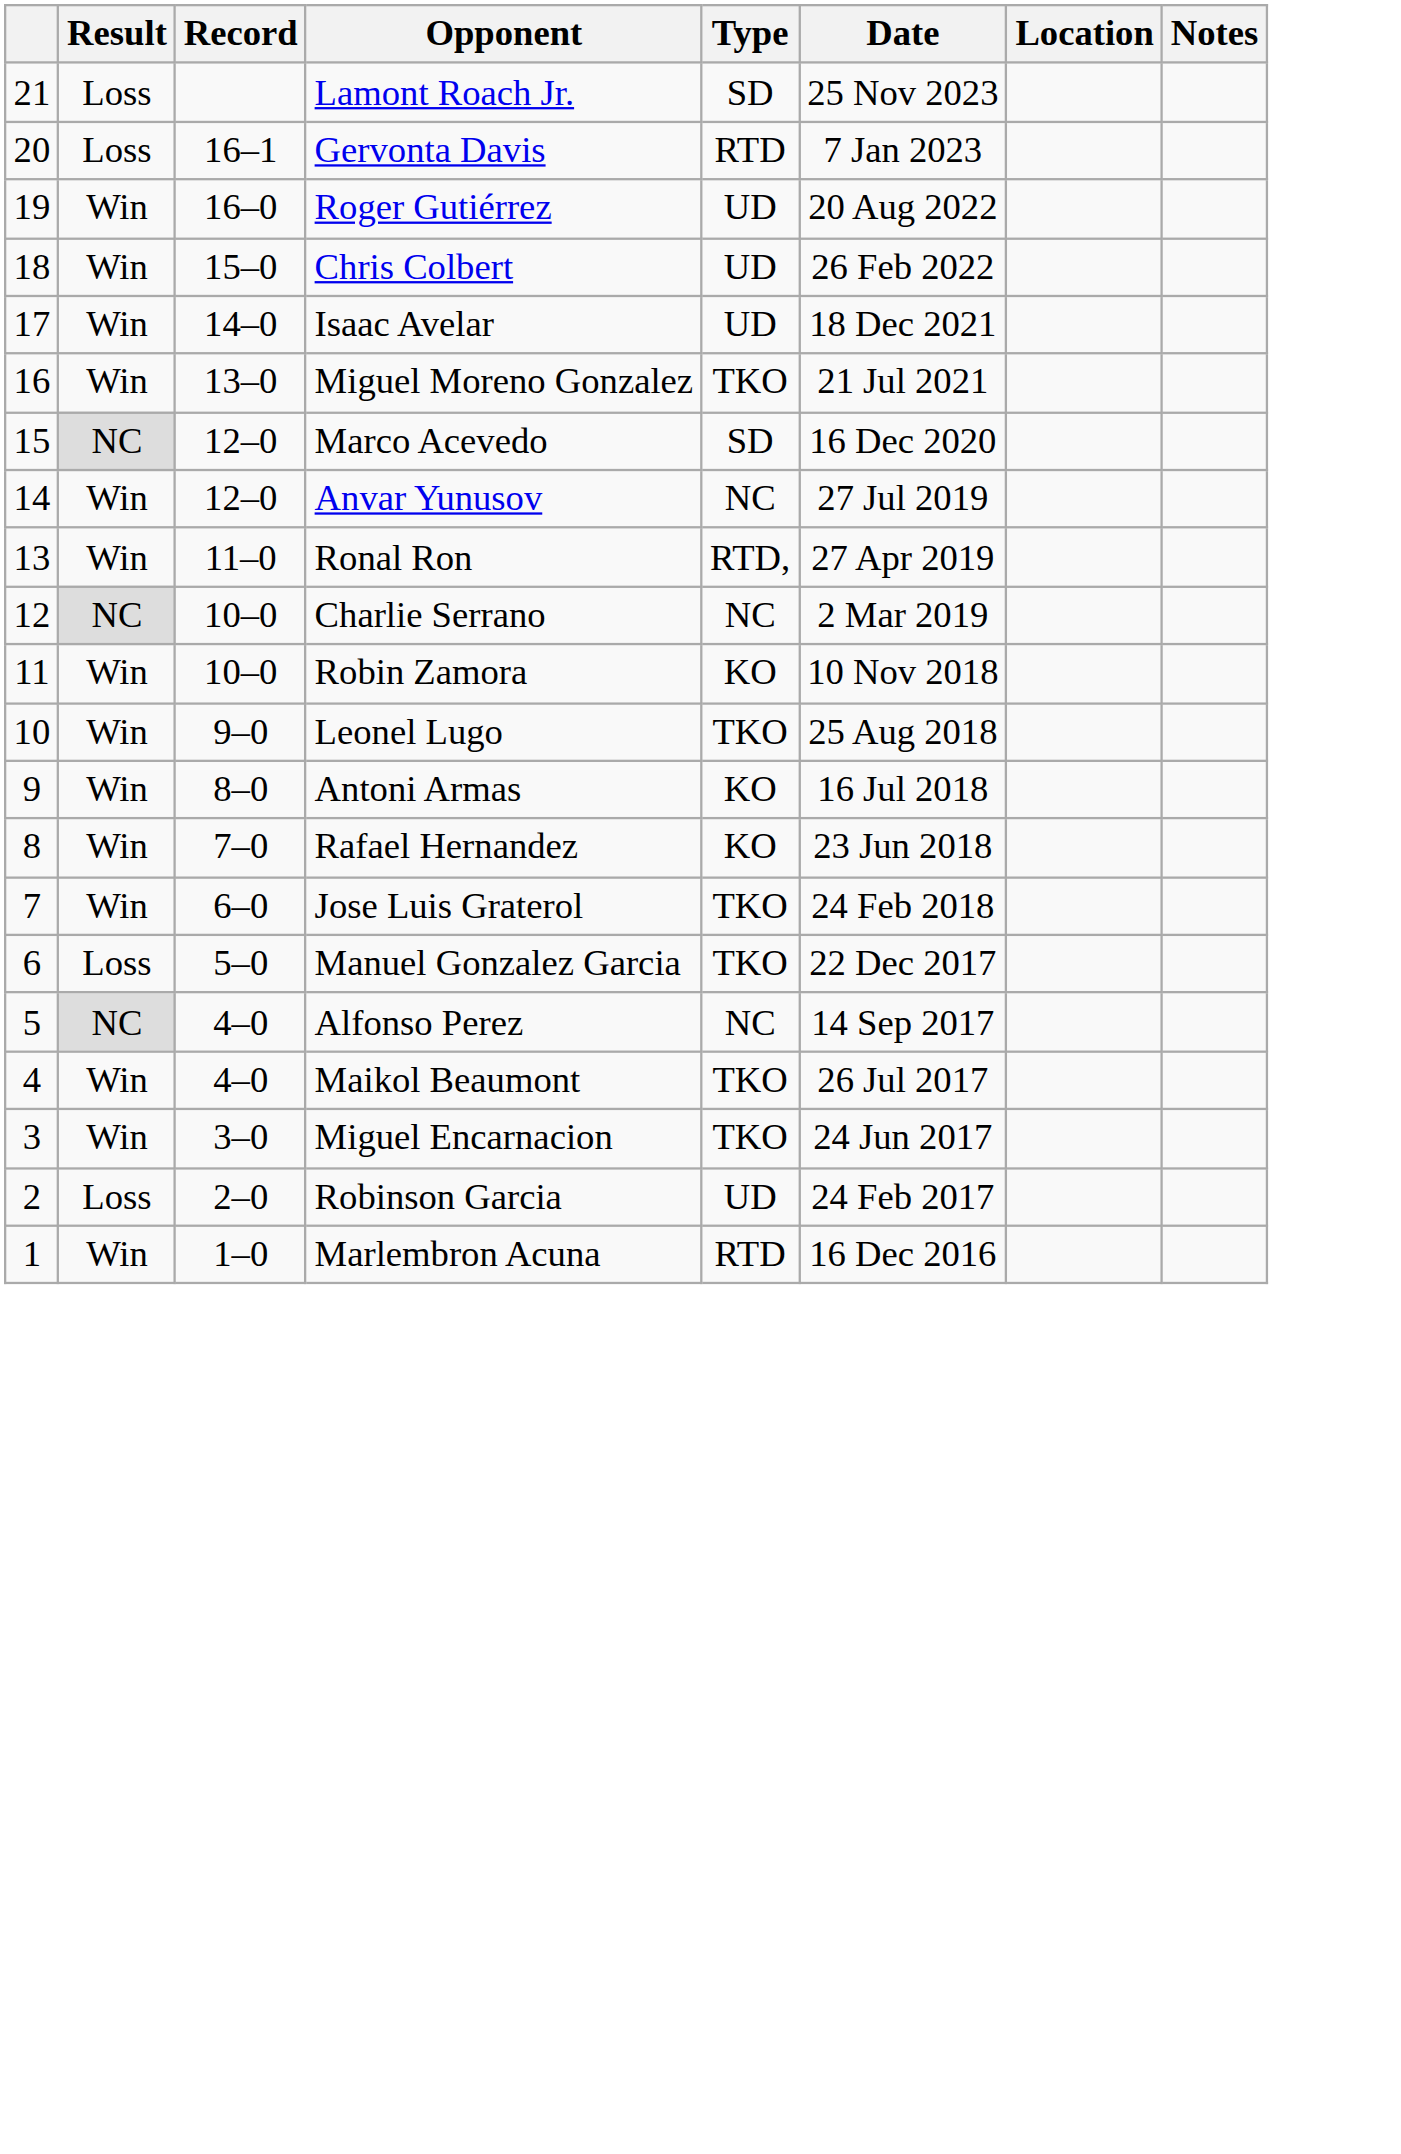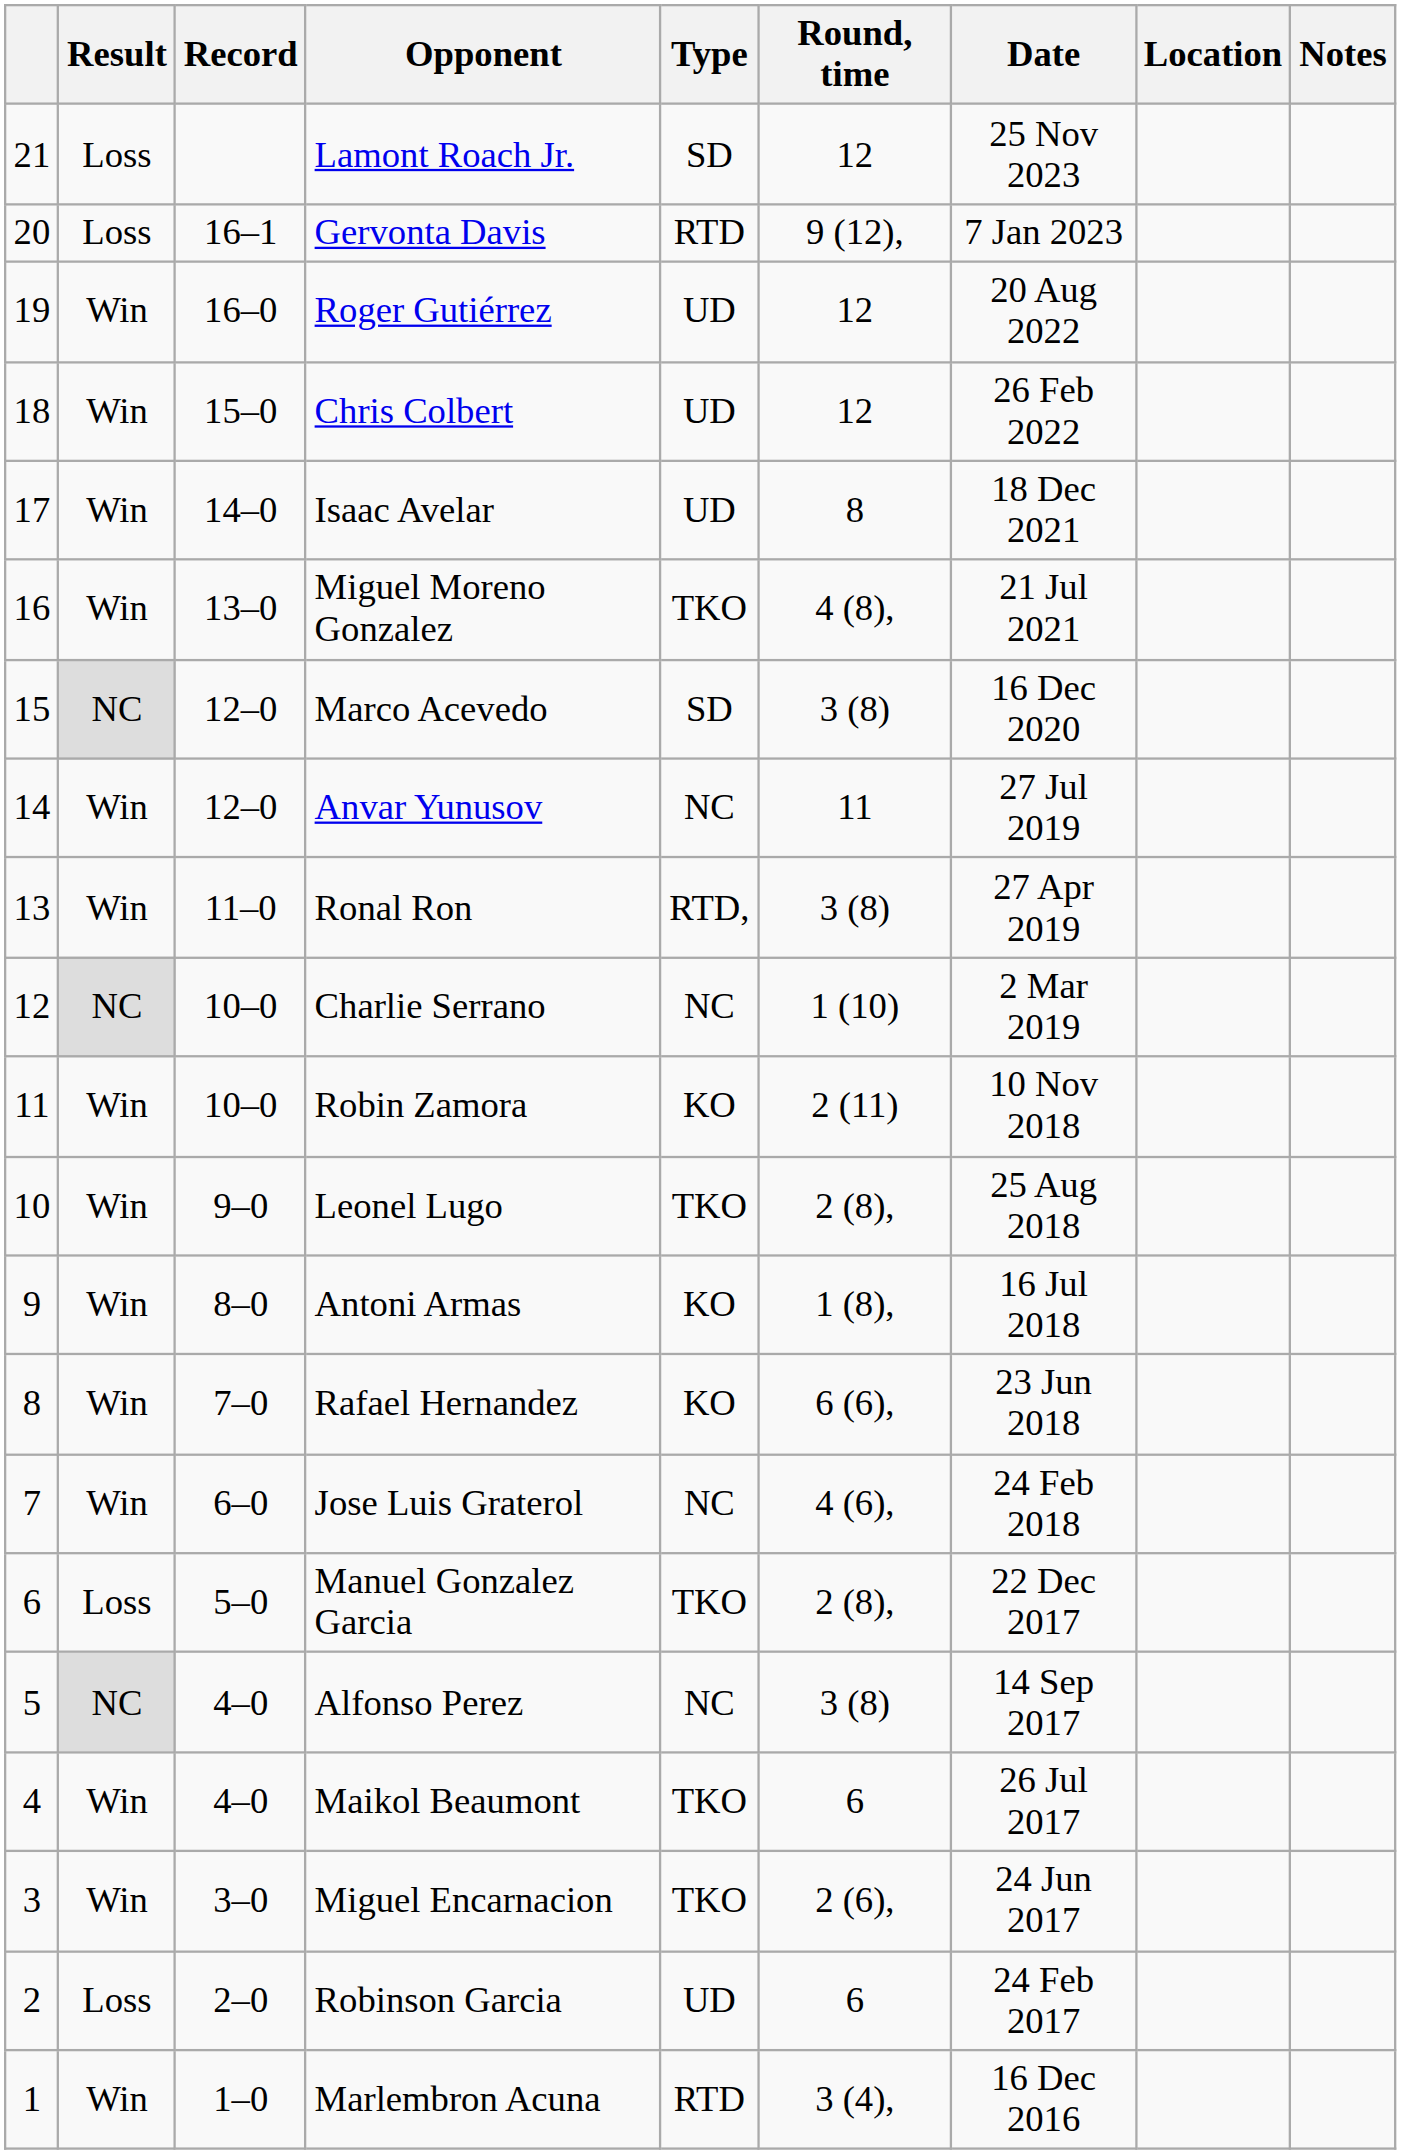+ column: (855, 54)
(750, 905) TKO -> (709, 1502) NC
